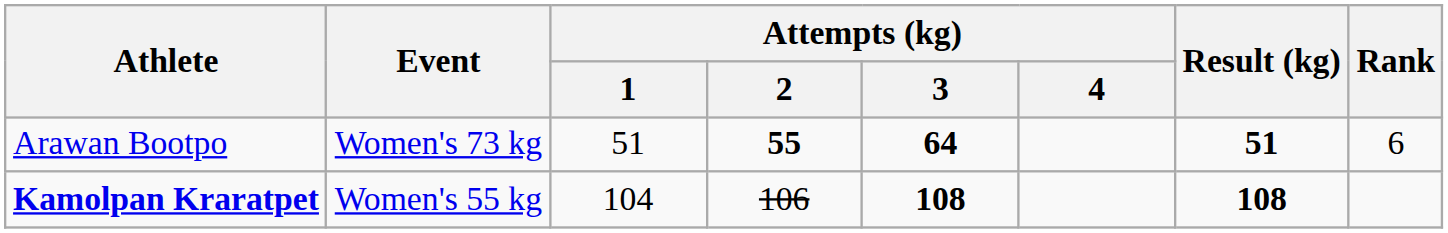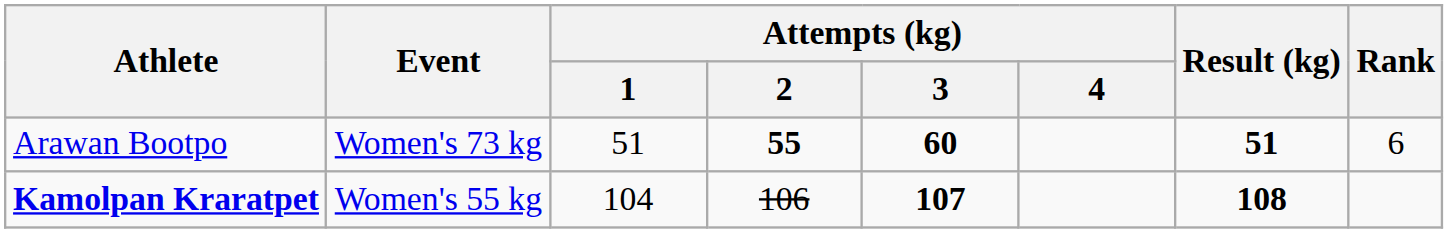(940, 143) 64 -> (940, 143) 60
(940, 199) 108 -> (940, 199) 107
